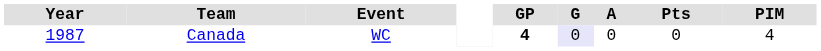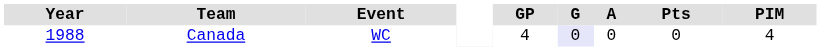(65, 36) 1987 -> (65, 36) 1988
(525, 36) bold -> (525, 36) normal
